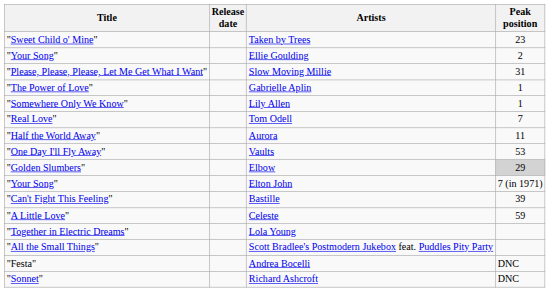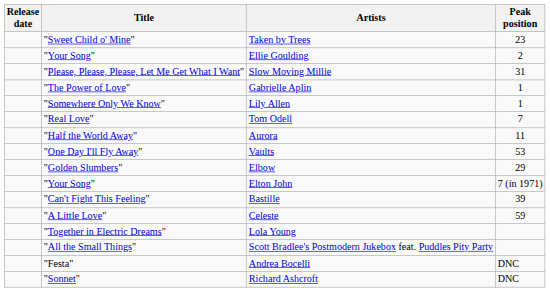columns swapped: (228, 18) <-> (107, 18)
(520, 167) lightgrey background -> (520, 167) no background
